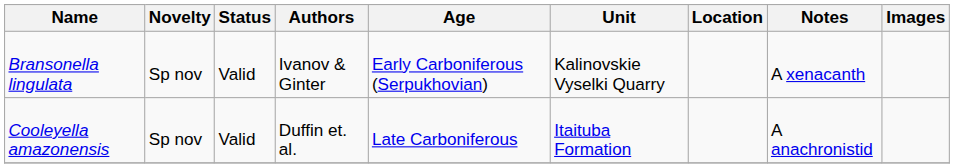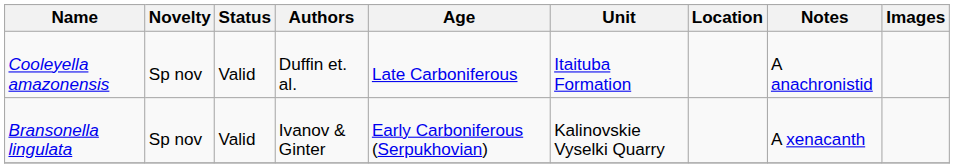rows swapped: (54, 74) <-> (59, 139)
